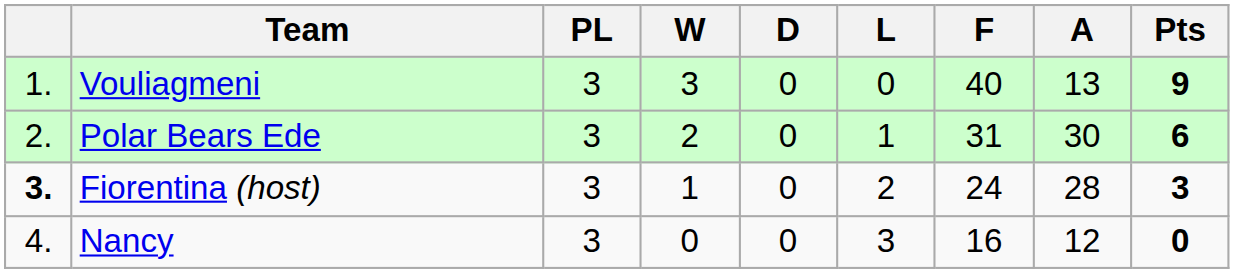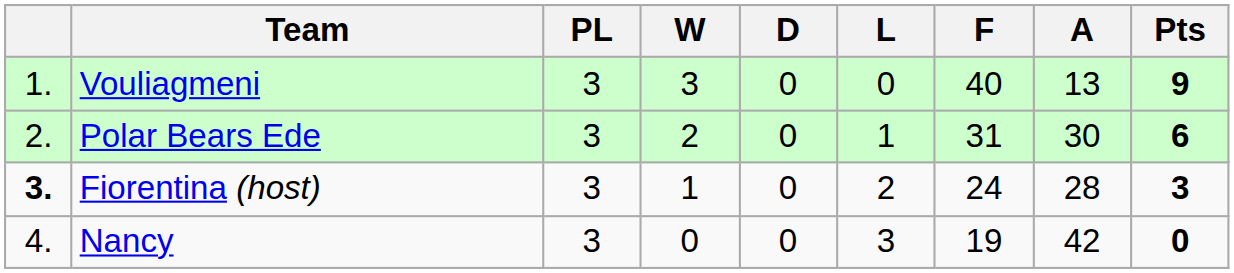(984, 240) 16 -> (984, 240) 19
(1082, 240) 12 -> (1082, 240) 42
